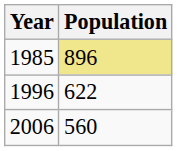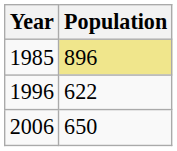(81, 127) 560 -> (81, 127) 650
